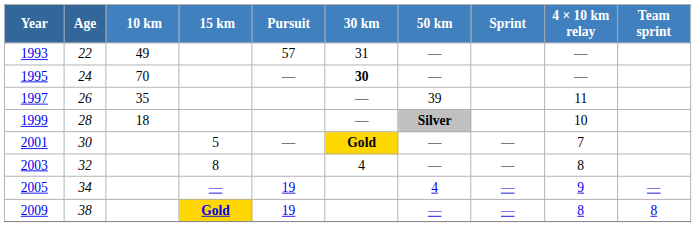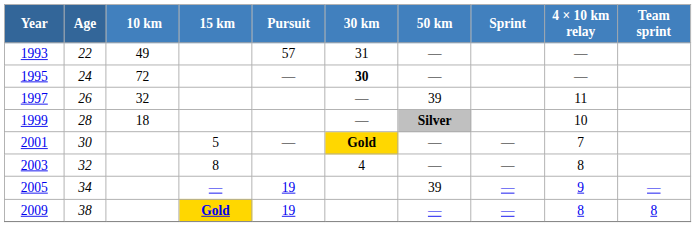(143, 76) 70 -> (143, 76) 72
(143, 98) 35 -> (143, 98) 32
(435, 187) 4 -> (435, 187) 39
